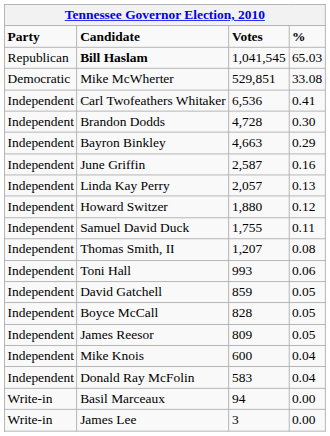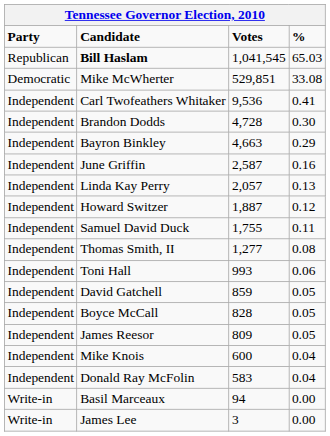(247, 100) 6,536 -> (247, 100) 9,536
(247, 206) 1,880 -> (247, 206) 1,887
(247, 249) 1,207 -> (247, 249) 1,277
